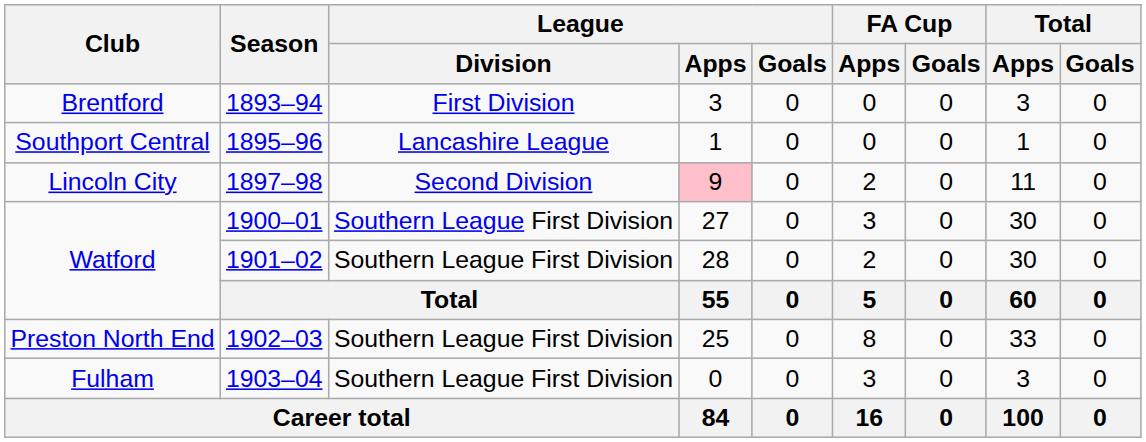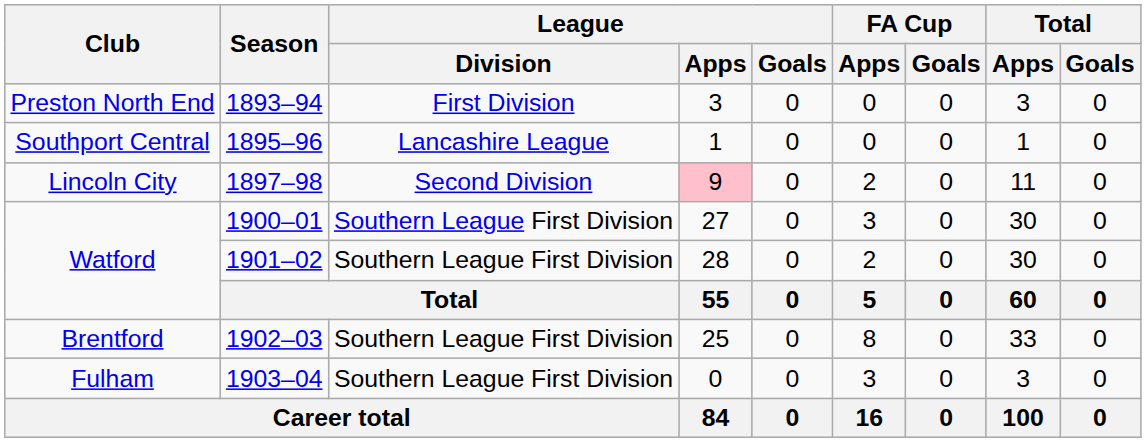(112, 102) Brentford -> (112, 102) Preston North End
(112, 338) Preston North End -> (112, 338) Brentford
